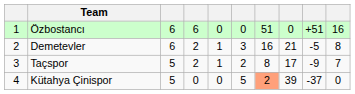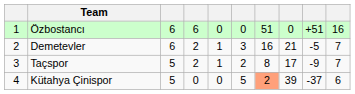(338, 47) 8 -> (338, 47) 7
(338, 81) 0 -> (338, 81) 6
